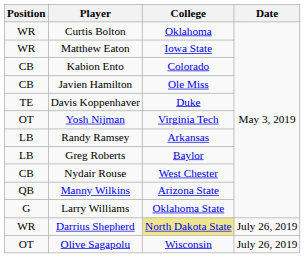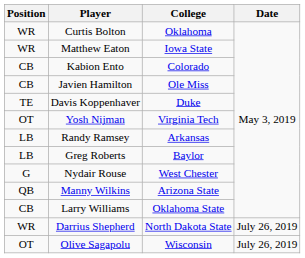(26, 173) CB -> (26, 173) G
(26, 208) G -> (26, 208) CB
(188, 226) khaki background -> (188, 226) no background
